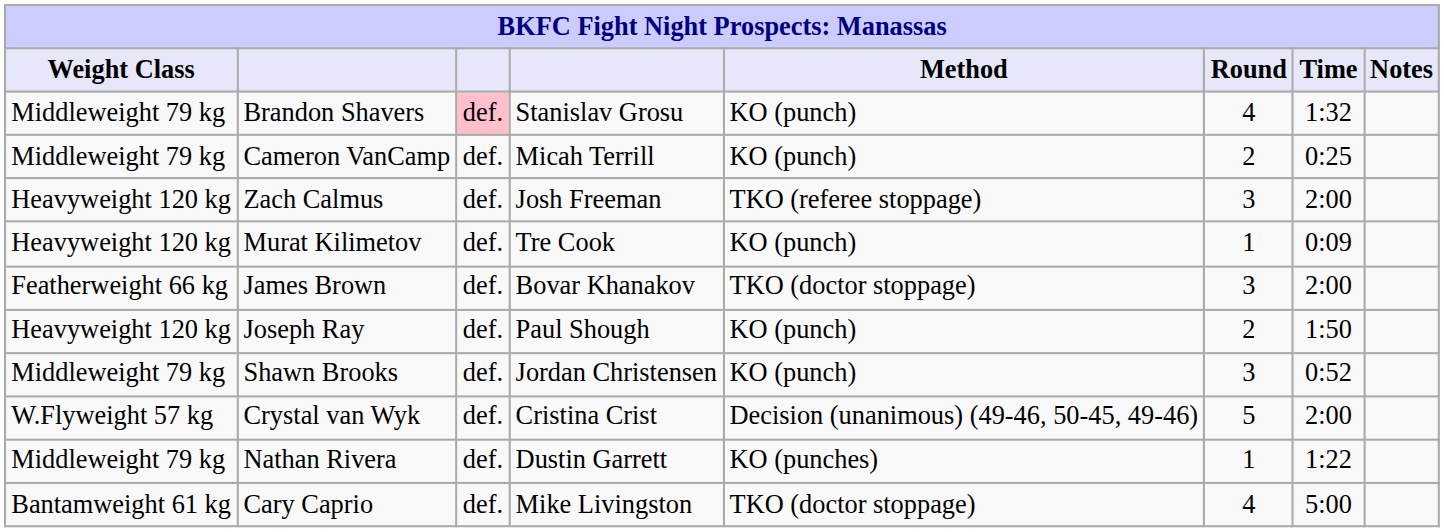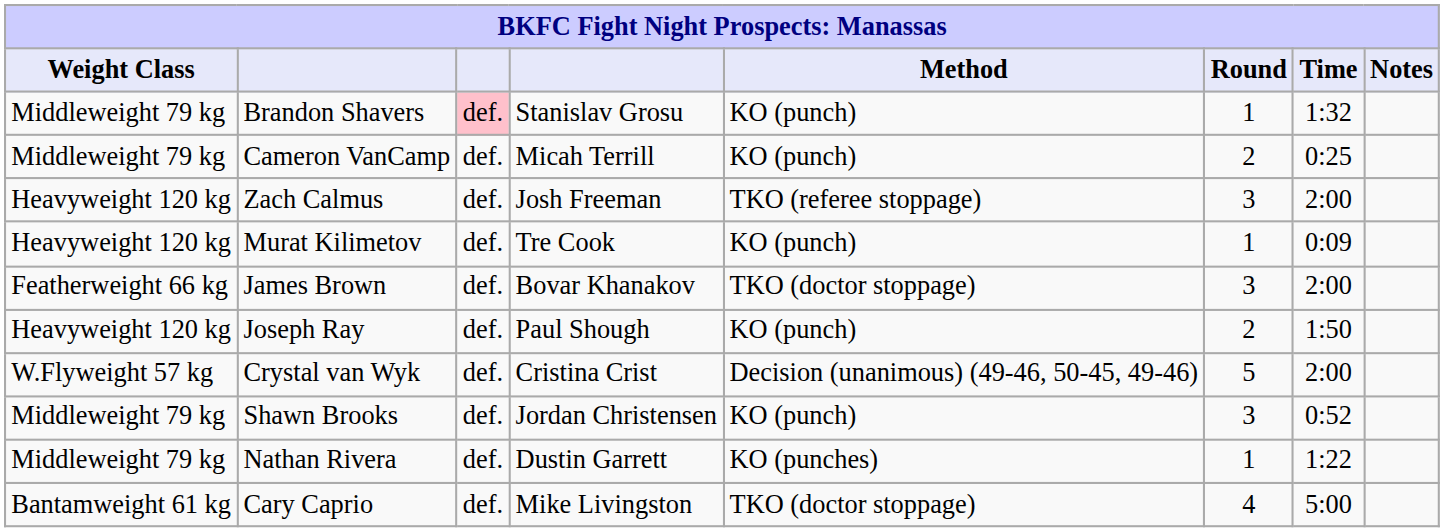(1249, 112) 4 -> (1249, 112) 1
rows swapped: (321, 373) <-> (332, 417)
